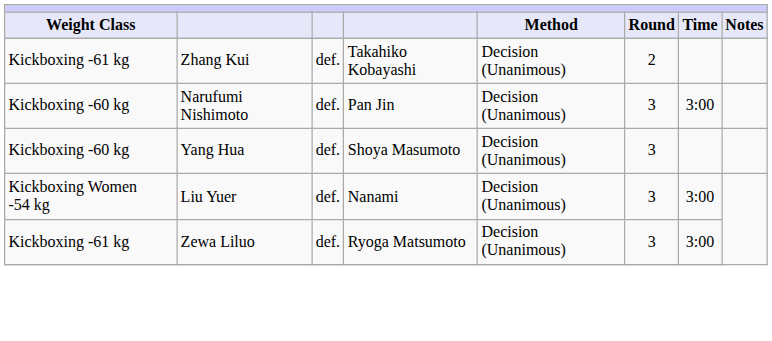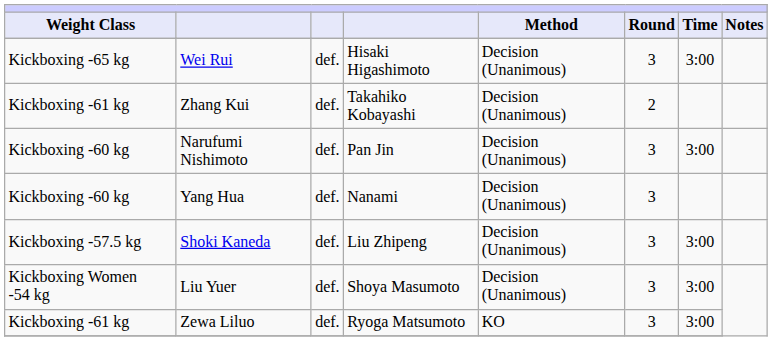+ row: (207, 60)
(404, 151) Shoya Masumoto -> (373, 196) Nanami
+ row: (225, 241)
(373, 196) Nanami -> (403, 286) Shoya Masumoto
(524, 241) Decision (Unanimous) -> (493, 322) KO
